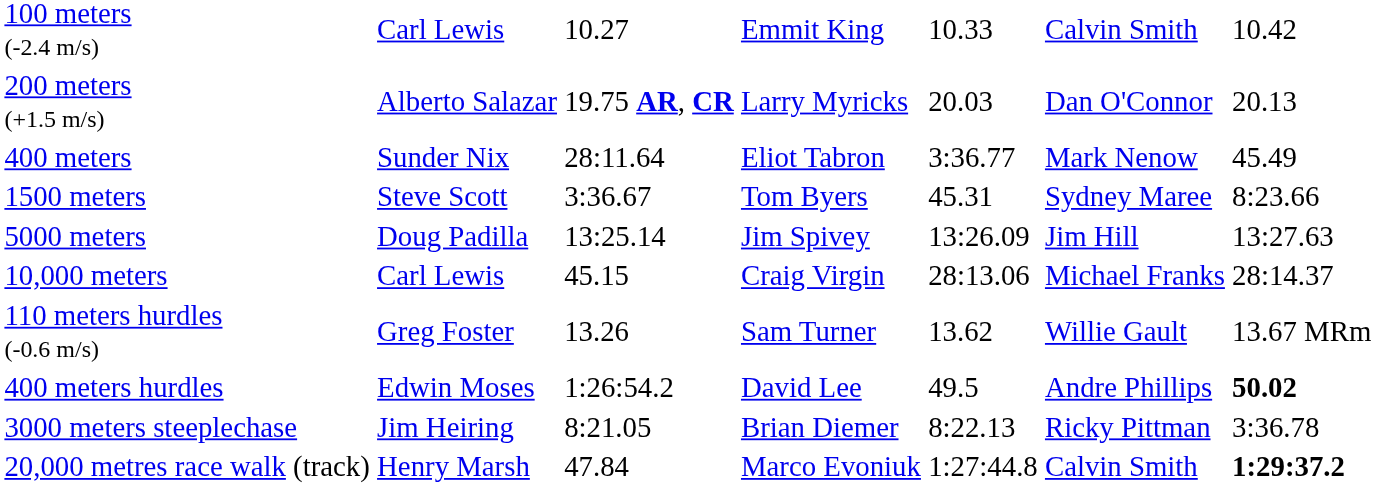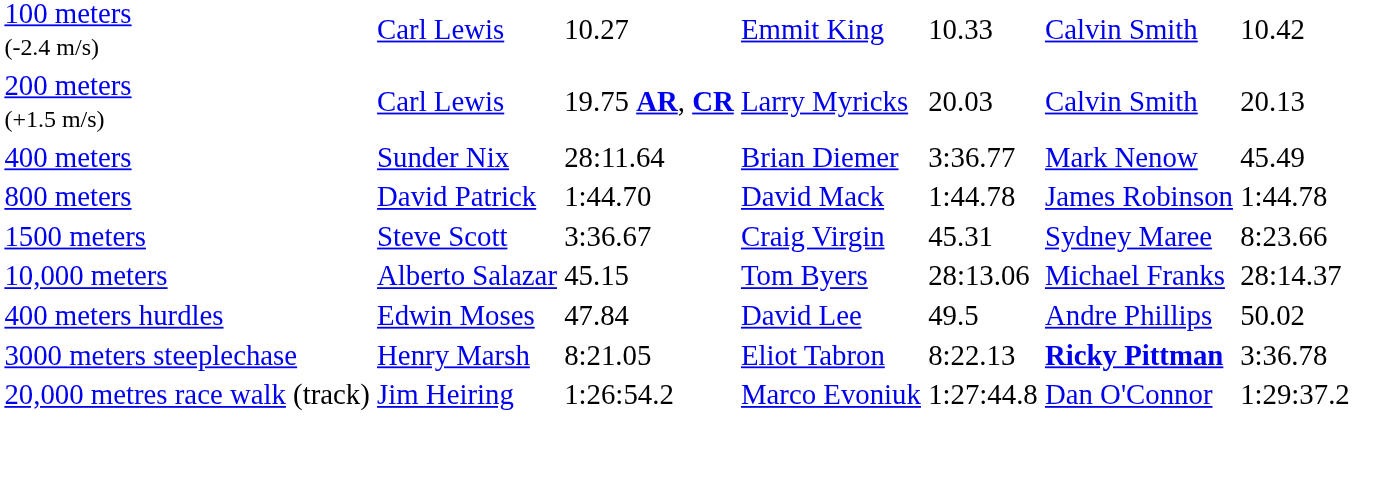(467, 101) Alberto Salazar -> (441, 101) Carl Lewis
(1129, 101) Dan O'Connor -> (1121, 101) Calvin Smith
(813, 157) Eliot Tabron -> (820, 157) Brian Diemer
+ row: (68, 196)
(804, 196) Tom Byers -> (813, 236) Craig Virgin
- row: (75, 236)
(441, 275) Carl Lewis -> (467, 275) Alberto Salazar
(813, 275) Craig Virgin -> (804, 275) Tom Byers
- row: (113, 331)
(619, 387) 1:26:54.2 -> (597, 315) 47.84
(1265, 387) bold -> (1273, 315) normal
(445, 427) Jim Heiring -> (453, 355) Henry Marsh
(820, 427) Brian Diemer -> (813, 355) Eliot Tabron
(1128, 427) normal -> (1134, 355) bold
(453, 466) Henry Marsh -> (445, 394) Jim Heiring
(597, 466) 47.84 -> (619, 394) 1:26:54.2
(1121, 466) Calvin Smith -> (1129, 394) Dan O'Connor
(1289, 466) bold -> (1295, 394) normal
